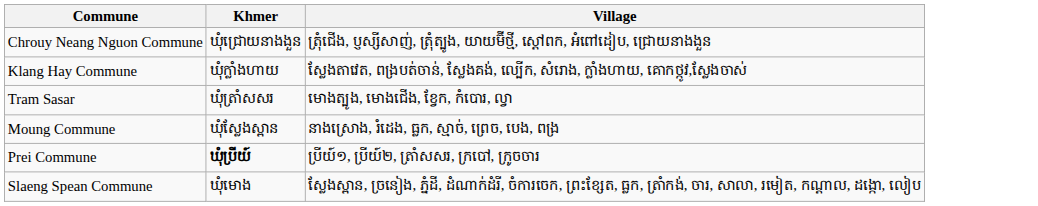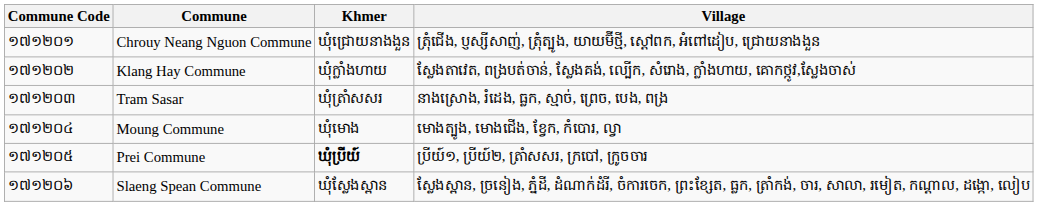+ column: (59, 16)
(411, 99) មោងត្បូង, មោងជើង, ខែ្វក, កំបោរ, ល្វា -> (543, 99) នាងស្រោង, រំដេង, ធ្លក, ស្មាច់, ព្រេច, បេង, ពង្រ
(244, 127) ឃុំស្លែងស្ពាន -> (339, 127) ឃុំមោង
(434, 127) នាងស្រោង, រំដេង, ធ្លក, ស្មាច់, ព្រេច, បេង, ពង្រ -> (519, 127) មោងត្បូង, មោងជើង, ខែ្វក, កំបោរ, ល្វា
(230, 185) ឃុំមោង -> (353, 185) ឃុំស្លែងស្ពាន
